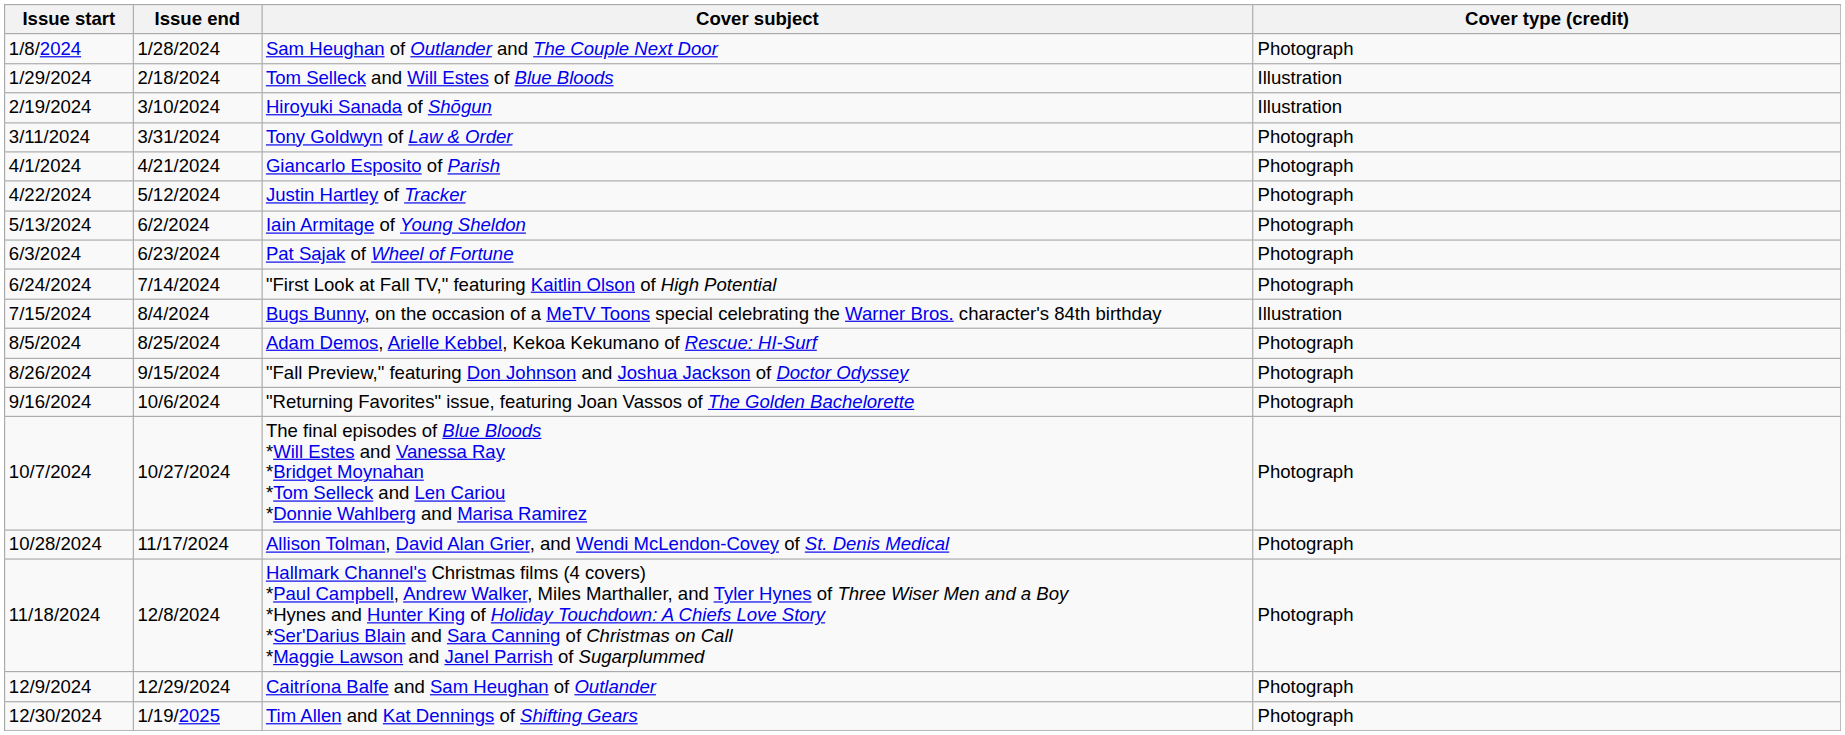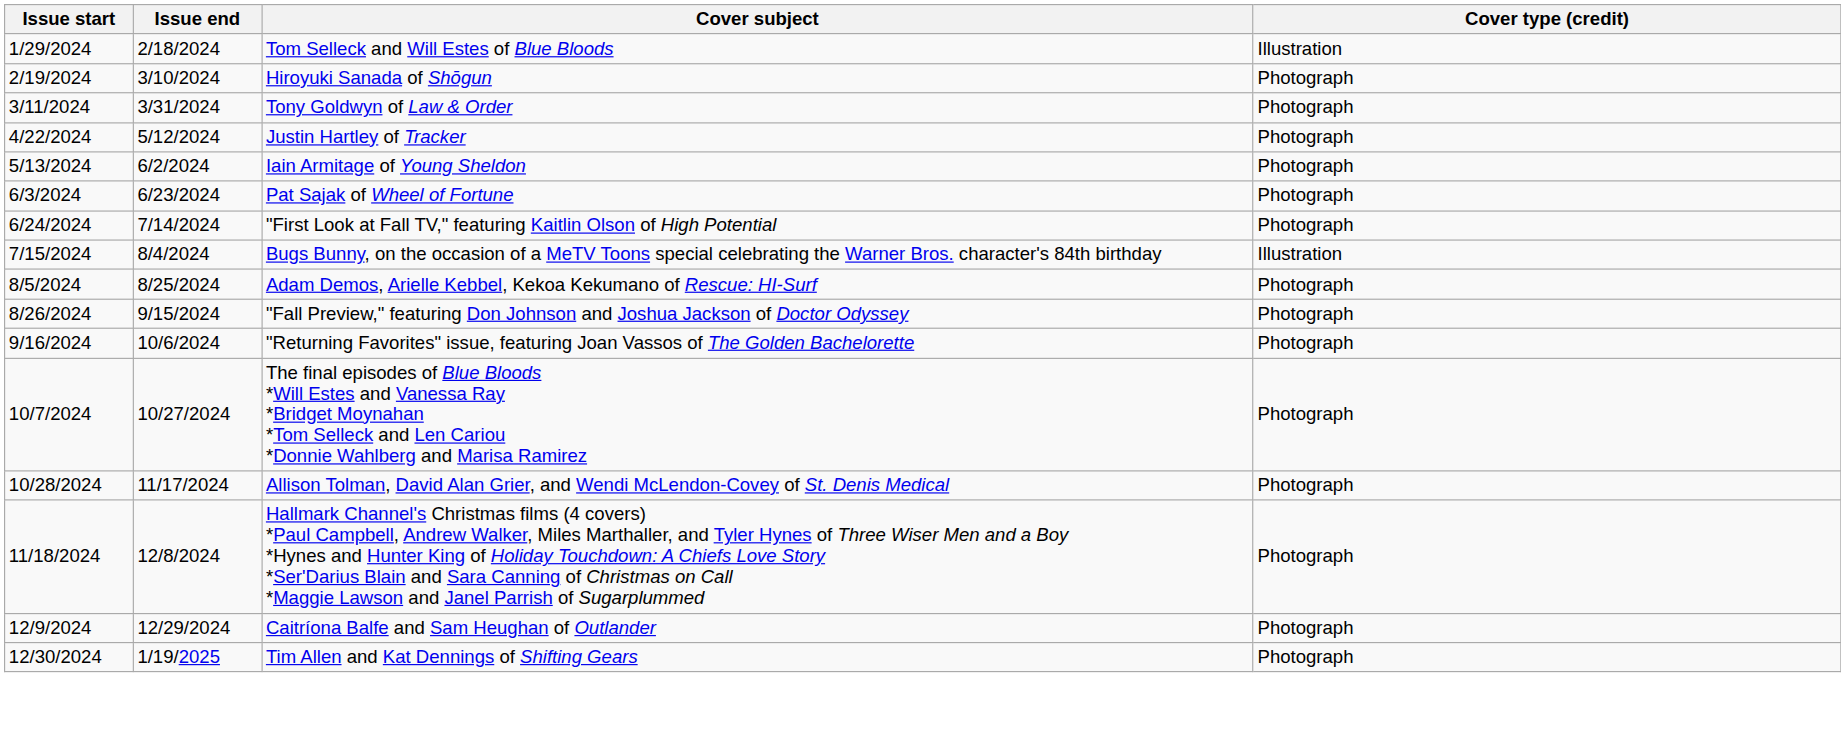- row: (492, 48)
(1300, 107) Illustration -> (1305, 78) Photograph
- row: (383, 166)
